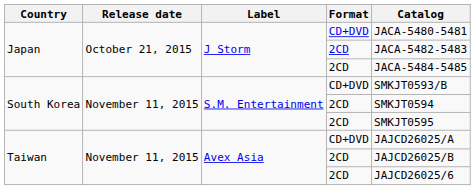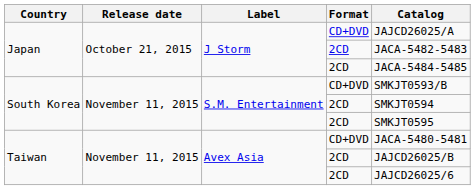(421, 31) JACA-5480-5481 -> (414, 31) JAJCD26025/A
(414, 139) JAJCD26025/A -> (421, 139) JACA-5480-5481
